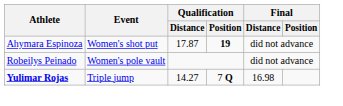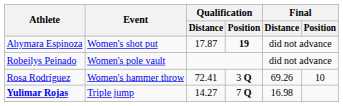+ row: (39, 77)
